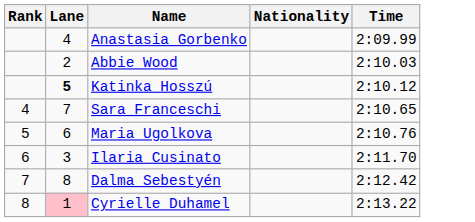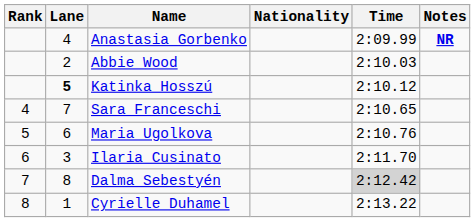+ column: (445, 16)
(386, 181) no background -> (386, 181) lightgrey background
(67, 204) pink background -> (67, 204) no background
